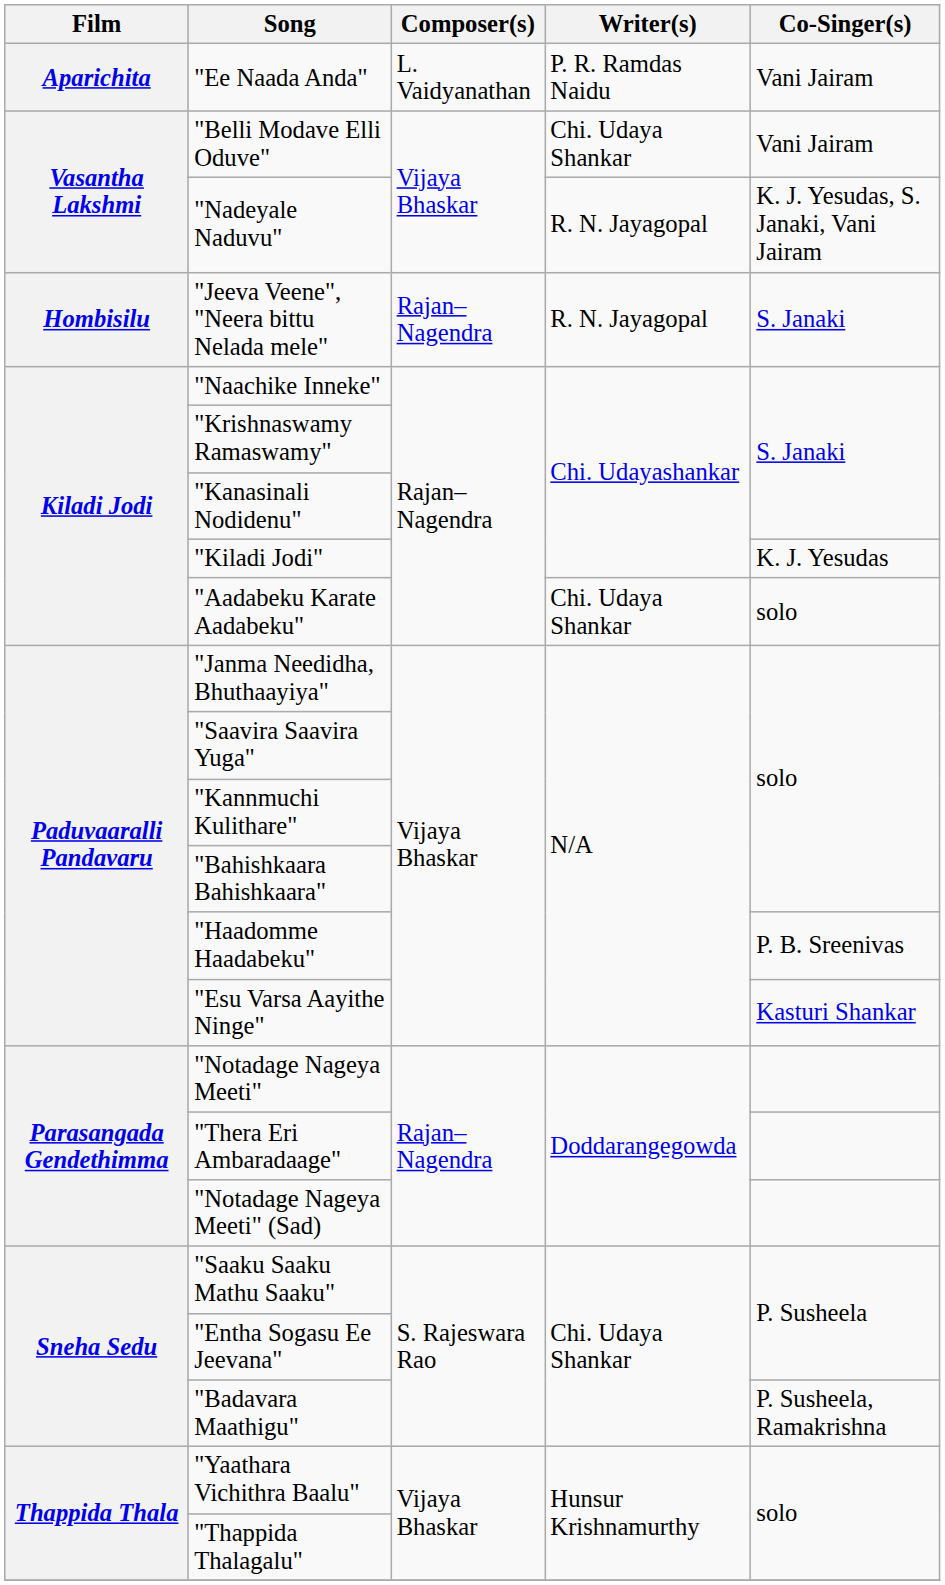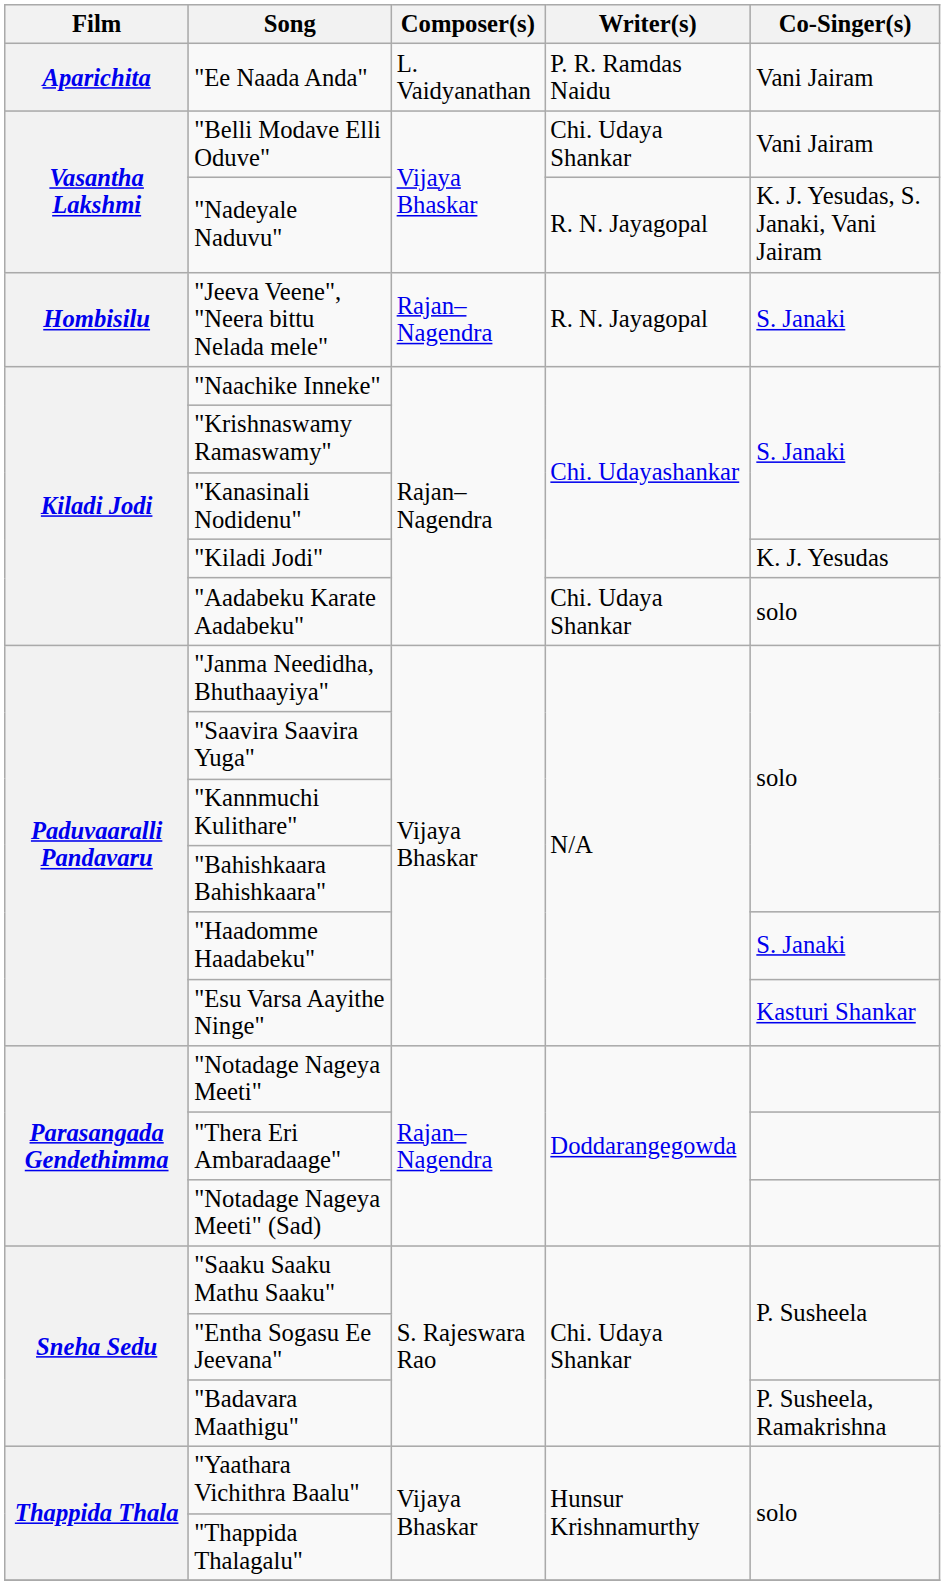(830, 945) P. B. Sreenivas -> (801, 945) S. Janaki
